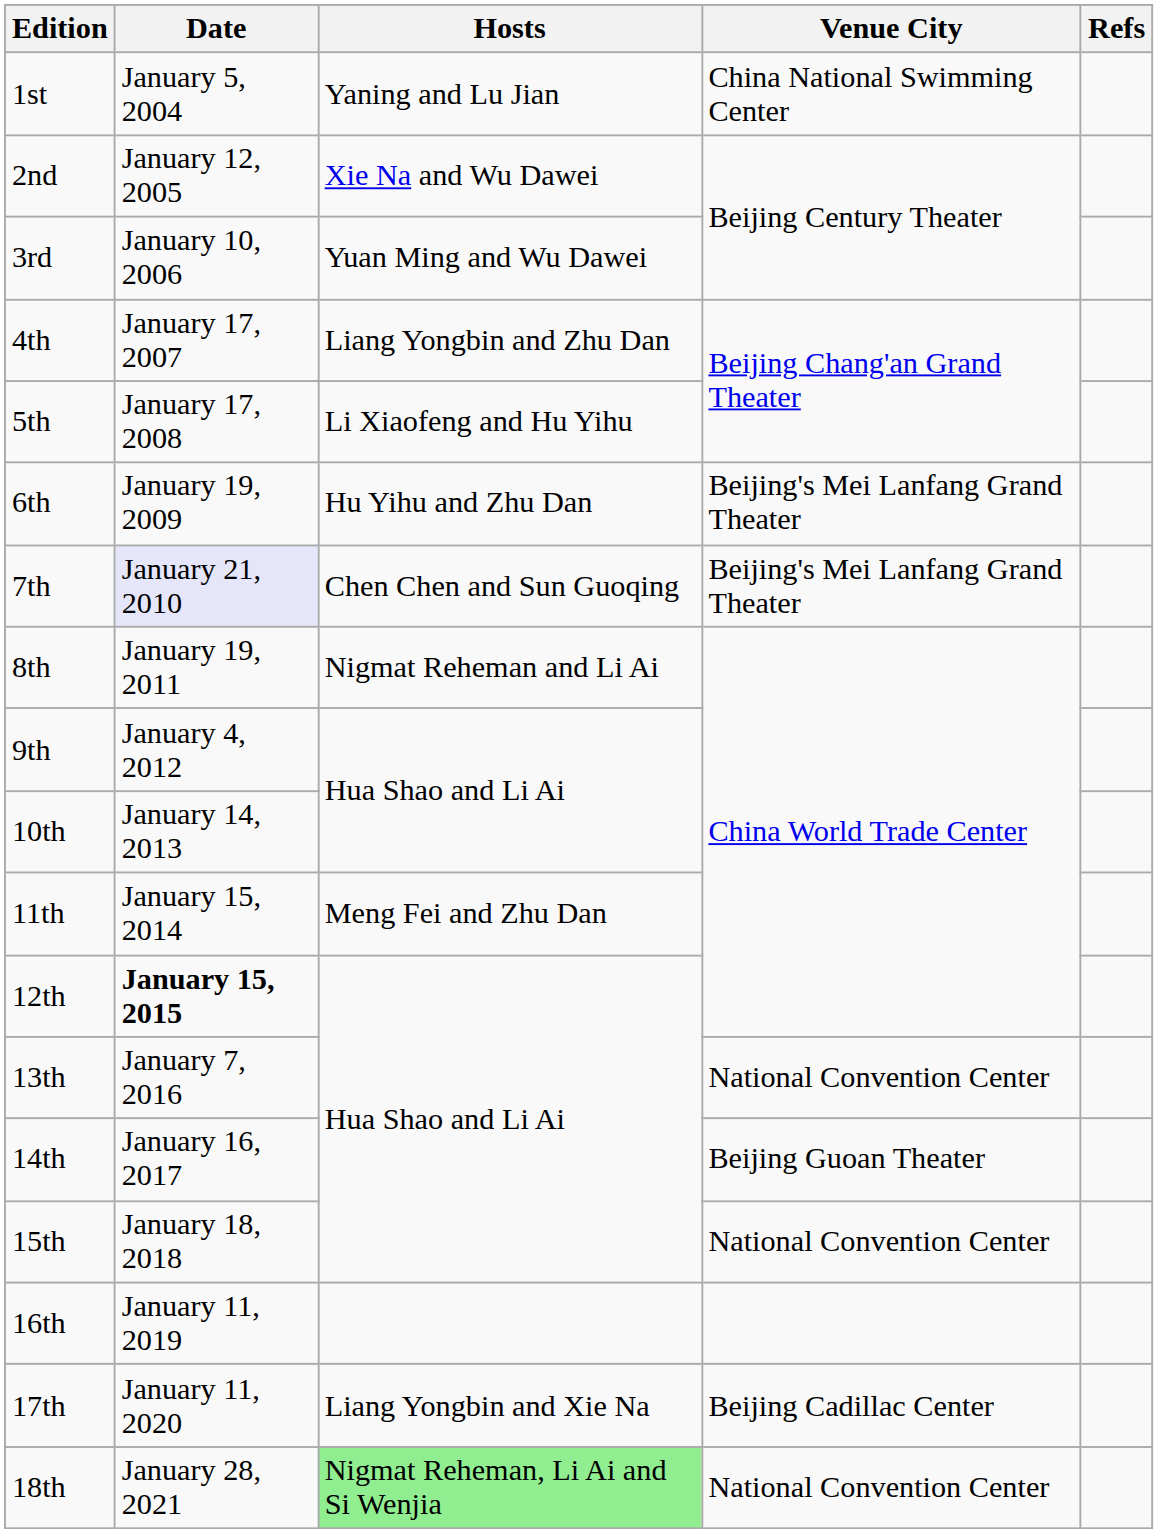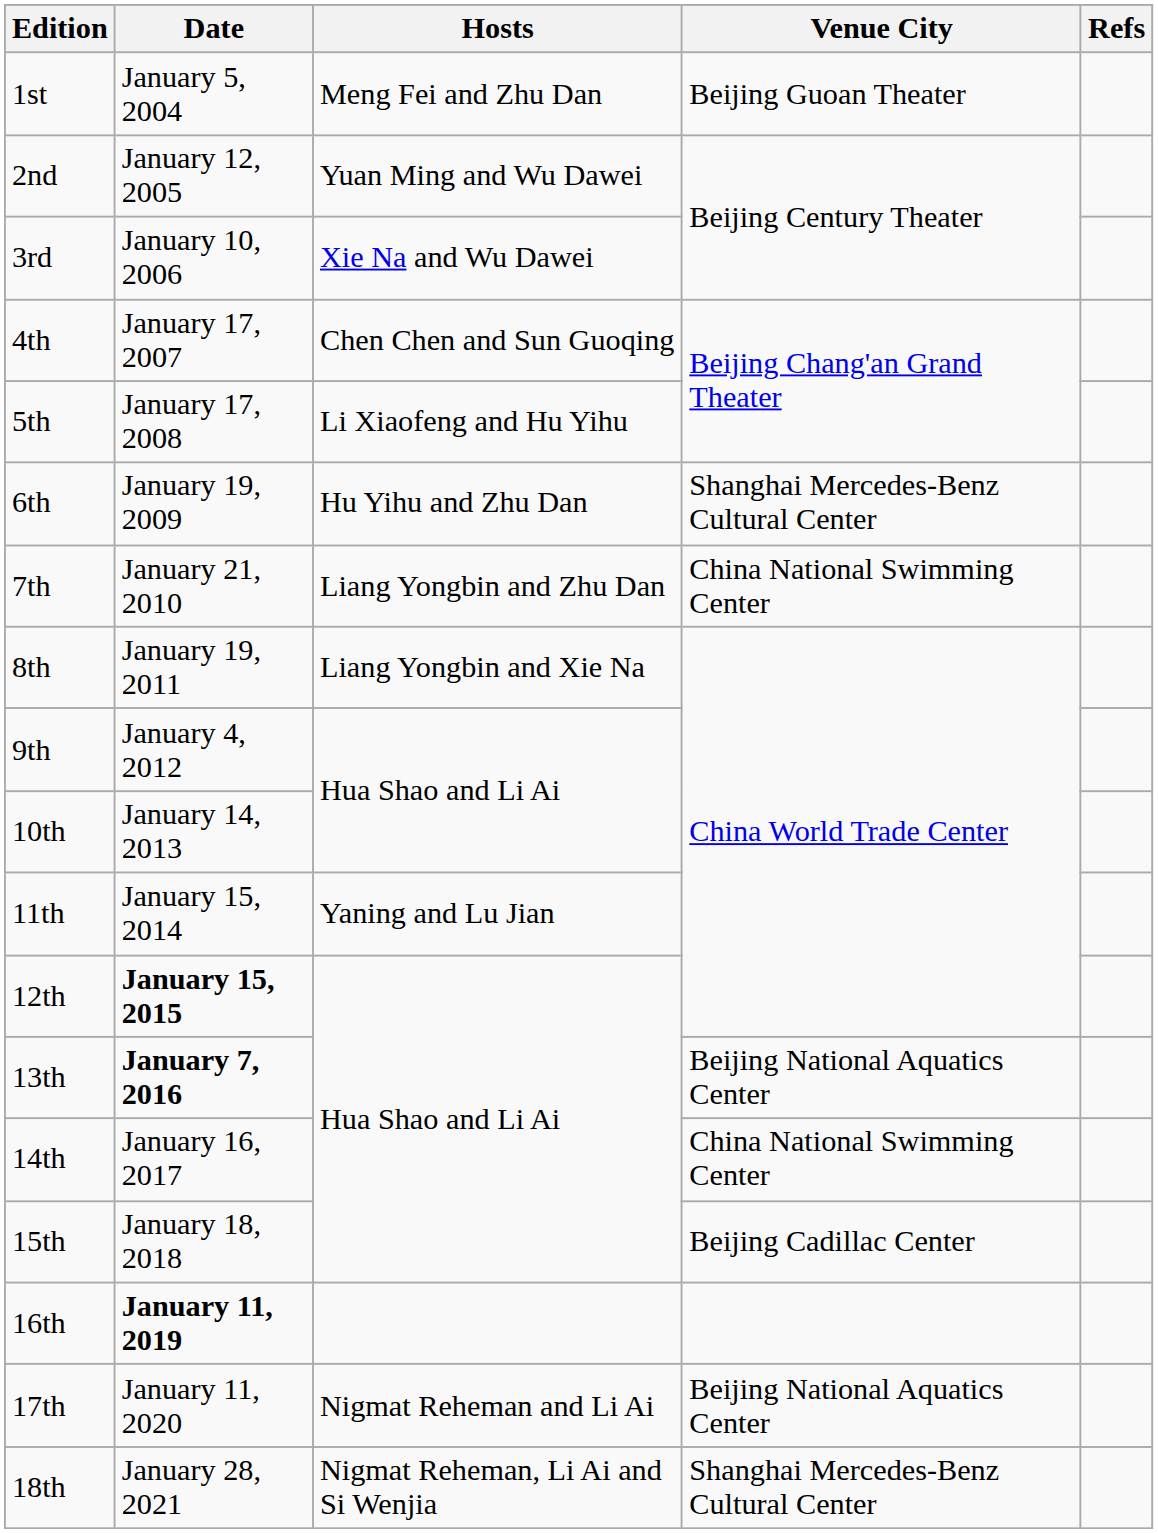(442, 93) Yaning and Lu Jian -> (461, 93) Meng Fei and Zhu Dan
(871, 93) China National Swimming Center -> (828, 93) Beijing Guoan Theater
(462, 175) Xie Na and Wu Dawei -> (481, 175) Yuan Ming and Wu Dawei
(486, 257) Yuan Ming and Wu Dawei -> (457, 257) Xie Na and Wu Dawei
(497, 339) Liang Yongbin and Zhu Dan -> (497, 339) Chen Chen and Sun Guoqing
(885, 503) Beijing's Mei Lanfang Grand Theater -> (844, 503) Shanghai Mercedes-Benz Cultural Center
(191, 585) lavender background -> (191, 585) no background
(502, 585) Chen Chen and Sun Guoqing -> (493, 585) Liang Yongbin and Zhu Dan
(885, 585) Beijing's Mei Lanfang Grand Theater -> (851, 585) China National Swimming Center
(492, 667) Nigmat Reheman and Li Ai -> (483, 667) Liang Yongbin and Xie Na
(466, 913) Meng Fei and Zhu Dan -> (437, 913) Yaning and Lu Jian
(184, 1077) normal -> (191, 1077) bold
(879, 1077) National Convention Center -> (846, 1077) Beijing National Aquatics Center
(847, 1159) Beijing Guoan Theater -> (851, 1159) China National Swimming Center
(879, 1241) National Convention Center -> (832, 1241) Beijing Cadillac Center
(191, 1323) normal -> (197, 1323) bold
(487, 1405) Liang Yongbin and Xie Na -> (487, 1405) Nigmat Reheman and Li Ai
(851, 1405) Beijing Cadillac Center -> (846, 1405) Beijing National Aquatics Center
(496, 1487) lightgreen background -> (491, 1487) no background
(879, 1487) National Convention Center -> (844, 1487) Shanghai Mercedes-Benz Cultural Center
